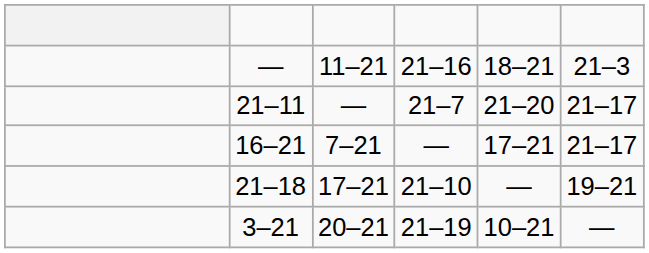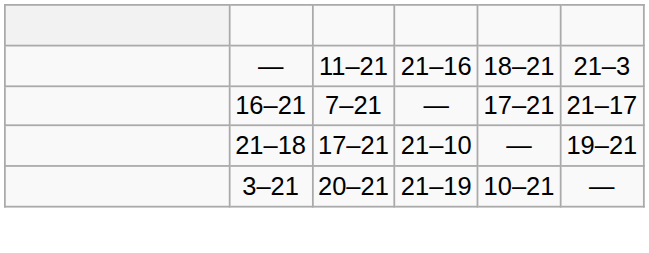- row: (271, 106)
